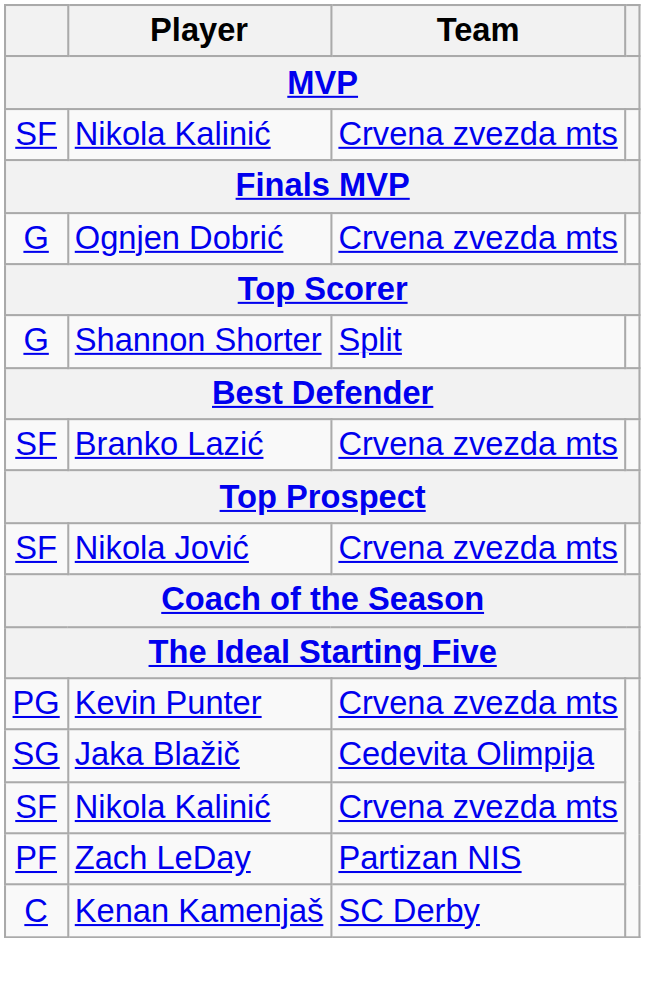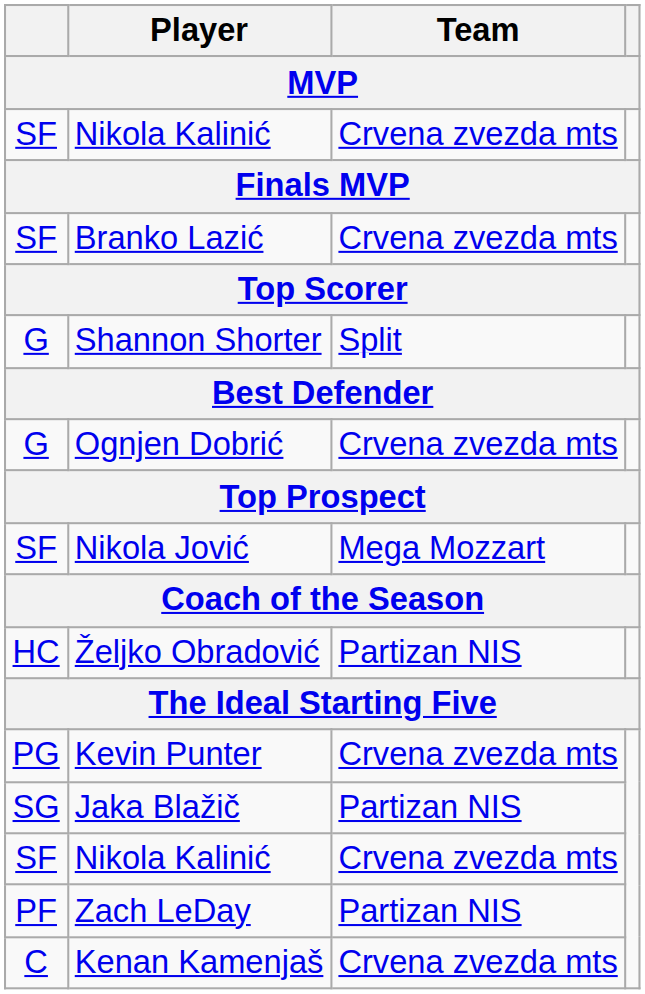rows swapped: (36, 237) <-> (36, 444)
(478, 548) Crvena zvezda mts -> (442, 548) Mega Mozzart
+ row: (36, 651)
(466, 755) Cedevita Olimpija -> (430, 806) Partizan NIS
(409, 910) SC Derby -> (478, 962) Crvena zvezda mts
